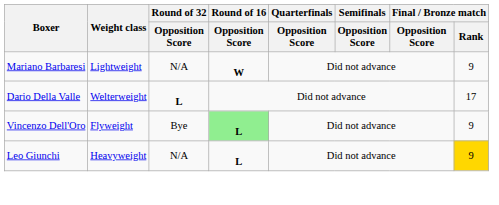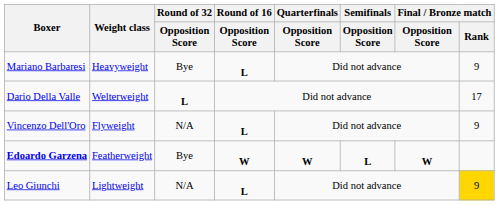(116, 66) Lightweight -> (120, 66) Heavyweight
(179, 66) N/A -> (184, 66) Bye
(239, 73) W -> (244, 73) L
(179, 126) Bye -> (184, 126) N/A
(239, 132) lightgreen background -> (244, 132) no background
+ row: (47, 156)
(118, 156) Heavyweight -> (118, 185) Lightweight
